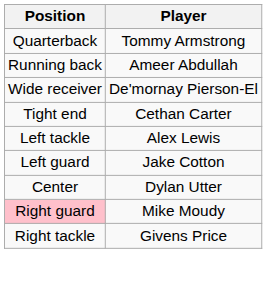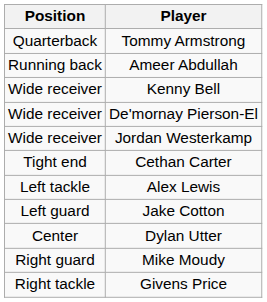+ row: (183, 89)
+ row: (183, 138)
(55, 211) pink background -> (55, 260) no background
